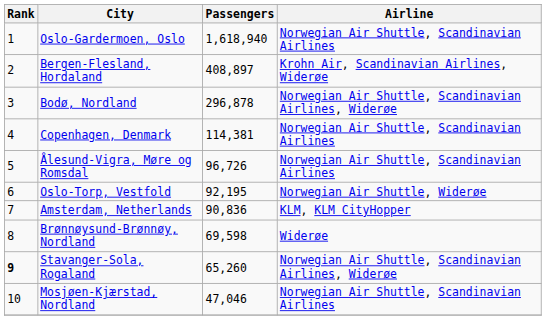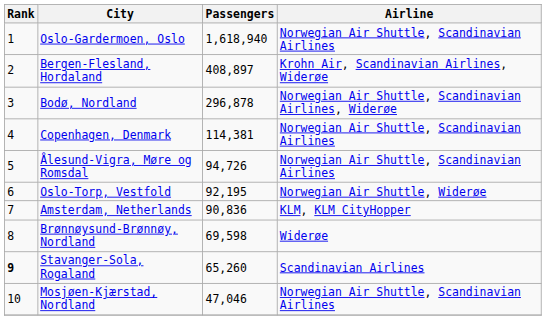(226, 166) 96,726 -> (226, 166) 94,726
(400, 267) Norwegian Air Shuttle, Scandinavian Airlines, Widerøe -> (352, 267) Scandinavian Airlines
